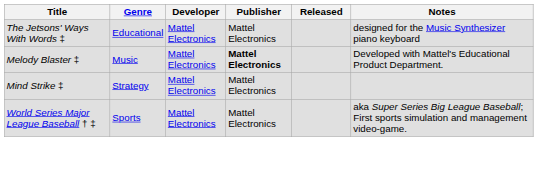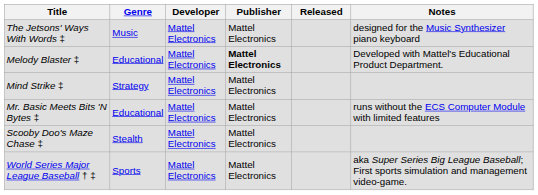(138, 33) Educational -> (125, 33) Music
(125, 59) Music -> (138, 59) Educational
+ row: (57, 112)
+ row: (50, 139)
